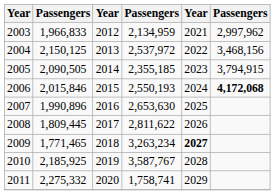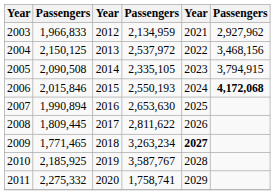(240, 32) 2,997,962 -> (240, 32) 2,927,962
(63, 69) 2,090,505 -> (63, 69) 2,090,508
(152, 69) 2,355,185 -> (152, 69) 2,335,105
(63, 106) 1,990,896 -> (63, 106) 1,990,894
